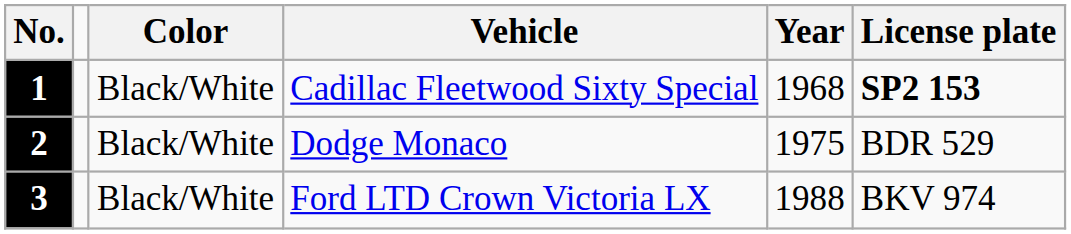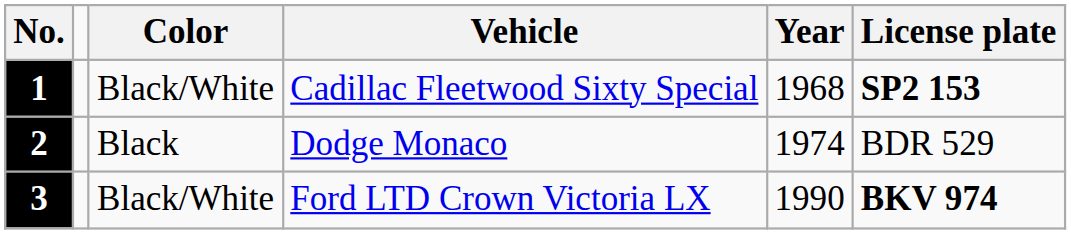(186, 143) Black/White -> (138, 143) Black
(810, 143) 1975 -> (810, 143) 1974
(810, 198) 1988 -> (810, 198) 1990
(928, 198) normal -> (929, 198) bold
